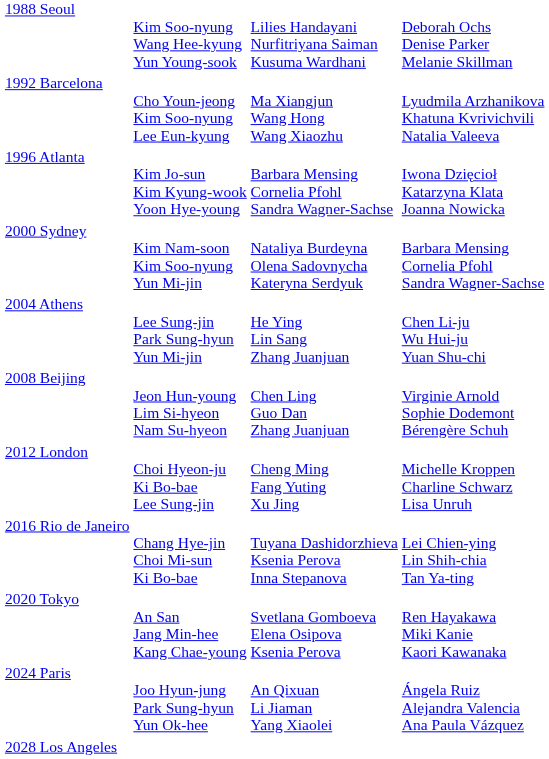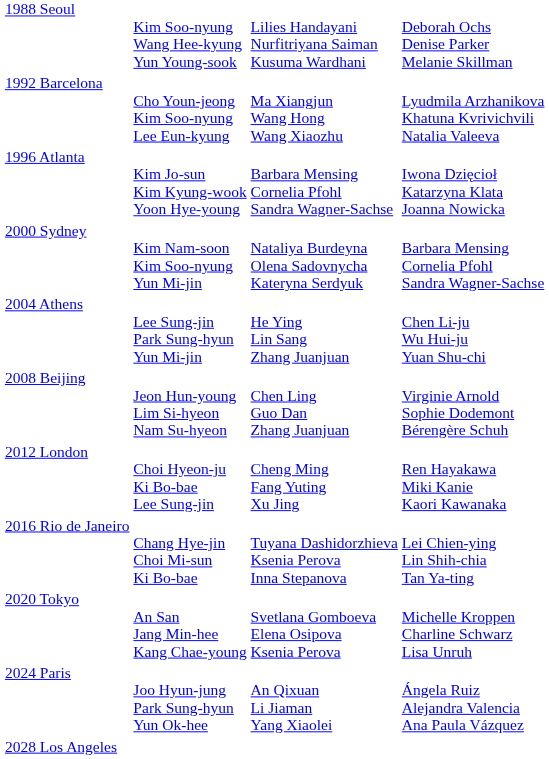(458, 486) Michelle Kroppen Charline Schwarz Lisa Unruh -> (454, 486) Ren Hayakawa Miki Kanie Kaori Kawanaka
(454, 634) Ren Hayakawa Miki Kanie Kaori Kawanaka -> (458, 634) Michelle Kroppen Charline Schwarz Lisa Unruh
